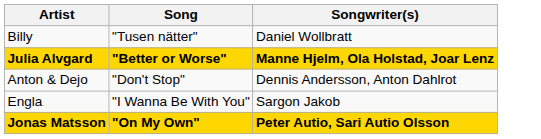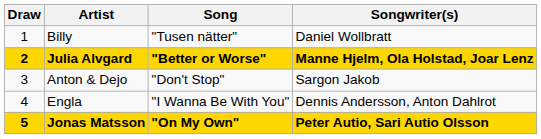+ column: (24, 15)
(356, 79) Dennis Andersson, Anton Dahlrot -> (338, 79) Sargon Jakob
(298, 101) Sargon Jakob -> (396, 101) Dennis Andersson, Anton Dahlrot
